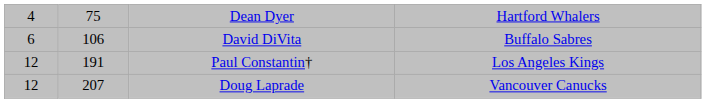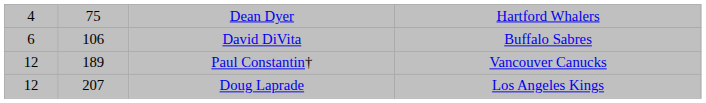(93, 62) 191 -> (93, 62) 189
(548, 62) Los Angeles Kings -> (548, 62) Vancouver Canucks
(548, 86) Vancouver Canucks -> (548, 86) Los Angeles Kings
